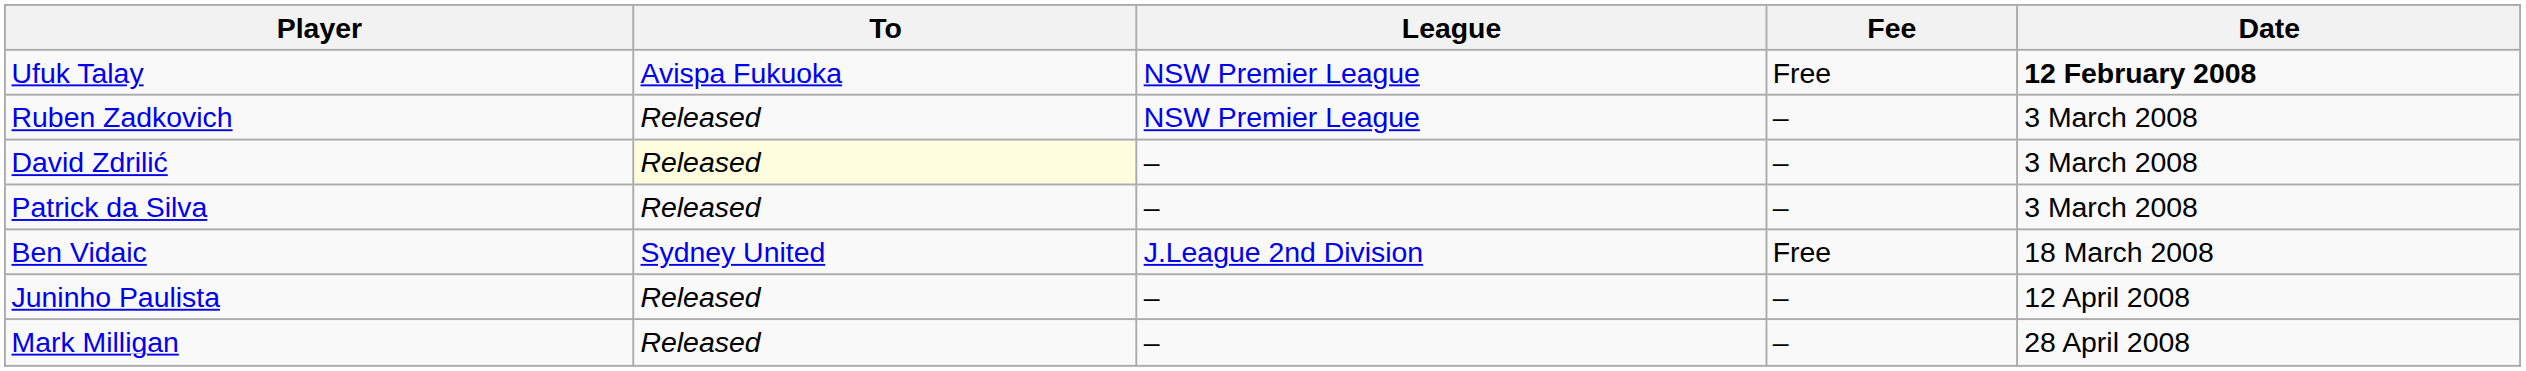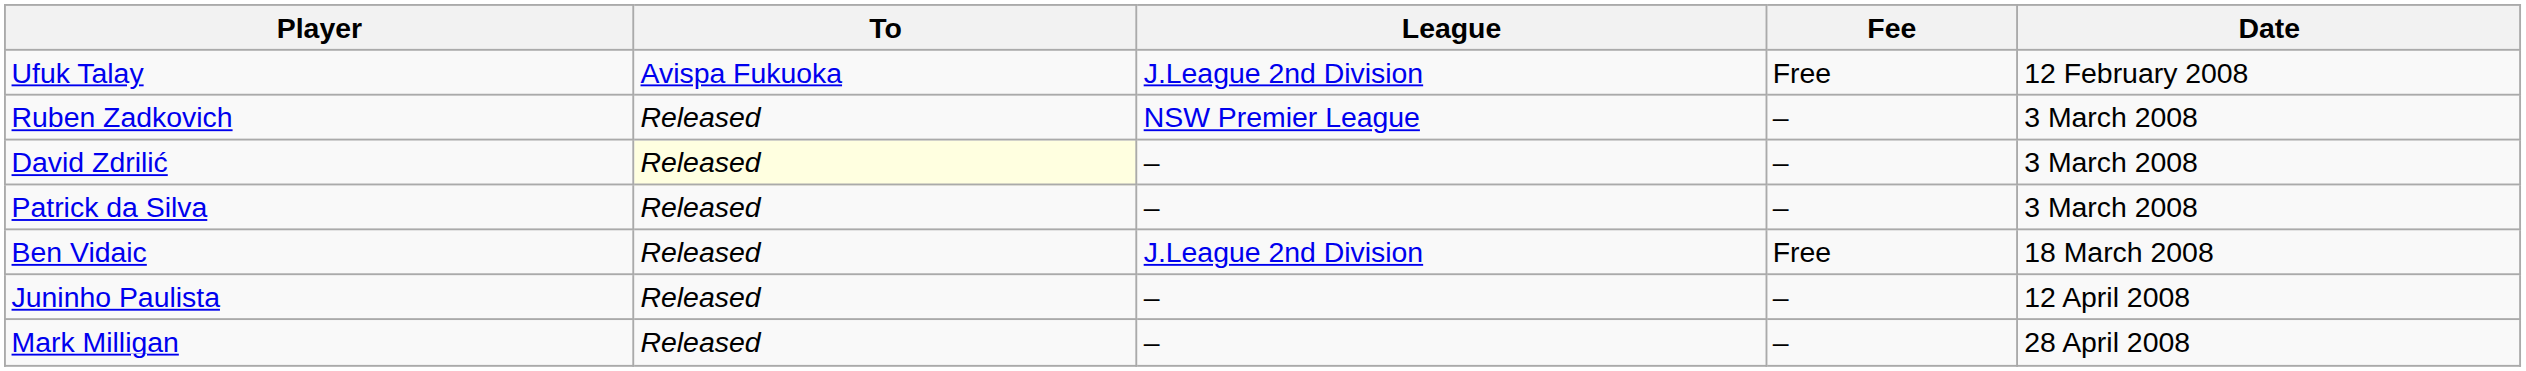(1282, 73) NSW Premier League -> (1283, 73) J.League 2nd Division
(2140, 73) bold -> (2136, 73) normal
(733, 253) Sydney United -> (701, 253) Released
